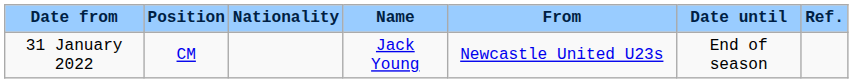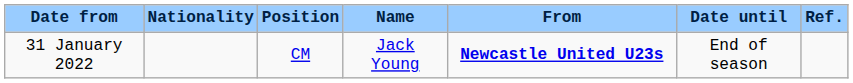columns swapped: (186, 18) <-> (286, 18)
(562, 55) normal -> (562, 55) bold
